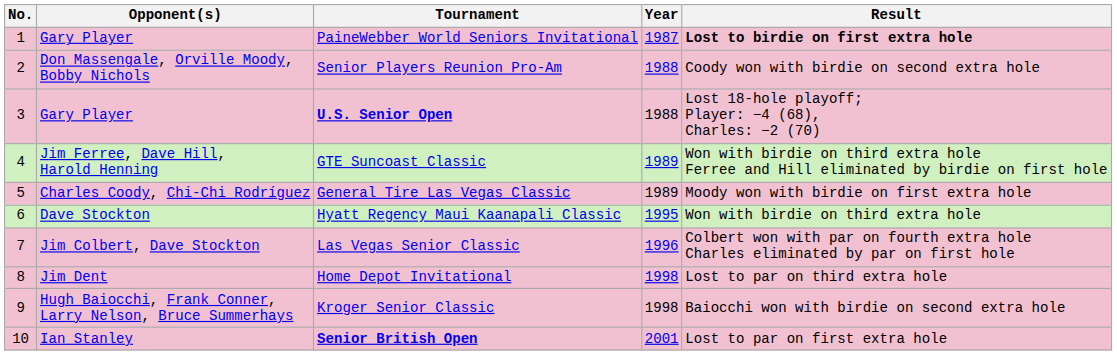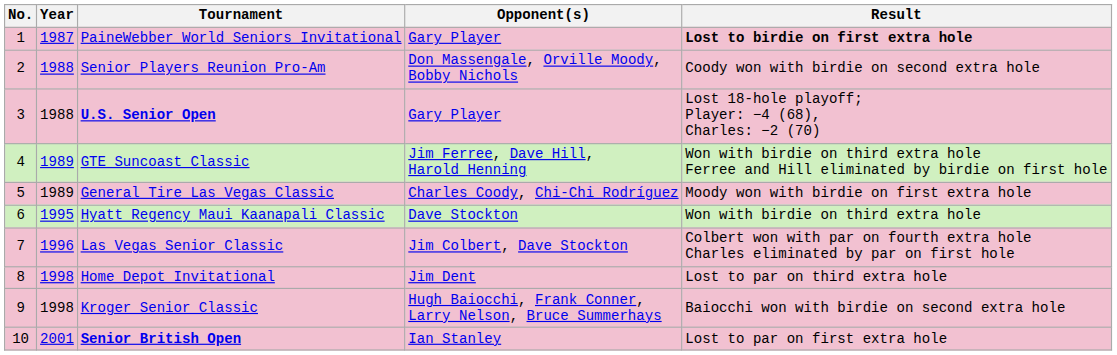columns swapped: (662, 16) <-> (175, 16)
